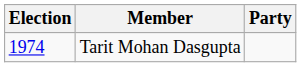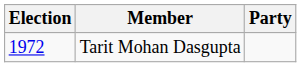(27, 47) 1974 -> (27, 47) 1972
